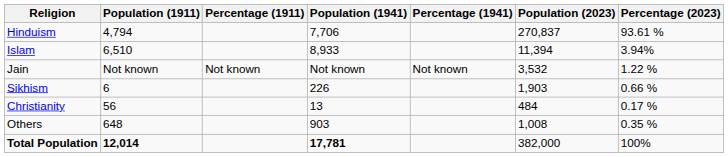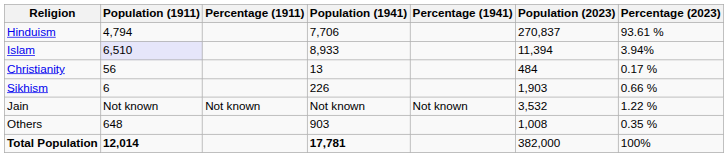(118, 50) no background -> (118, 50) lavender background
rows swapped: (18, 69) <-> (36, 106)
